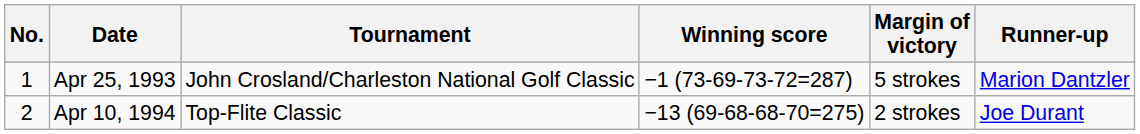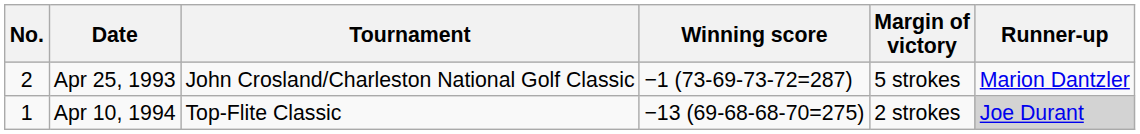(27, 79) 1 -> (27, 79) 2
(27, 113) 2 -> (27, 113) 1
(1032, 113) no background -> (1032, 113) lightgrey background
